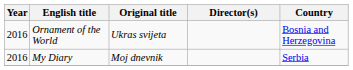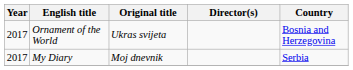(17, 35) 2016 -> (17, 35) 2017
(17, 57) 2016 -> (17, 57) 2017
